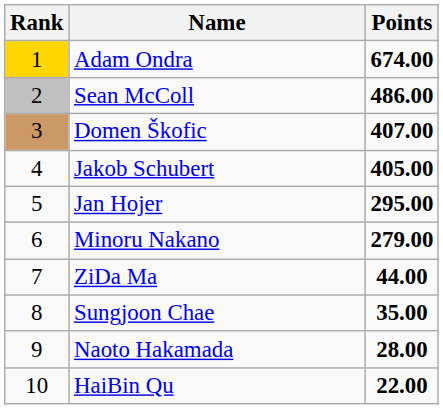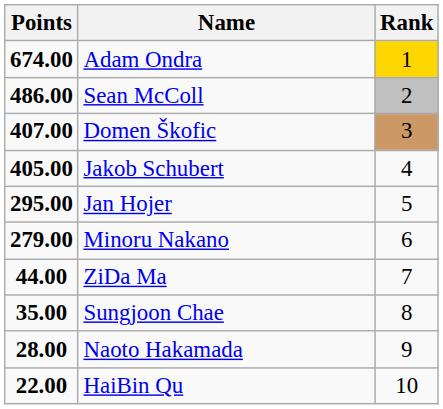columns swapped: (37, 22) <-> (402, 22)
